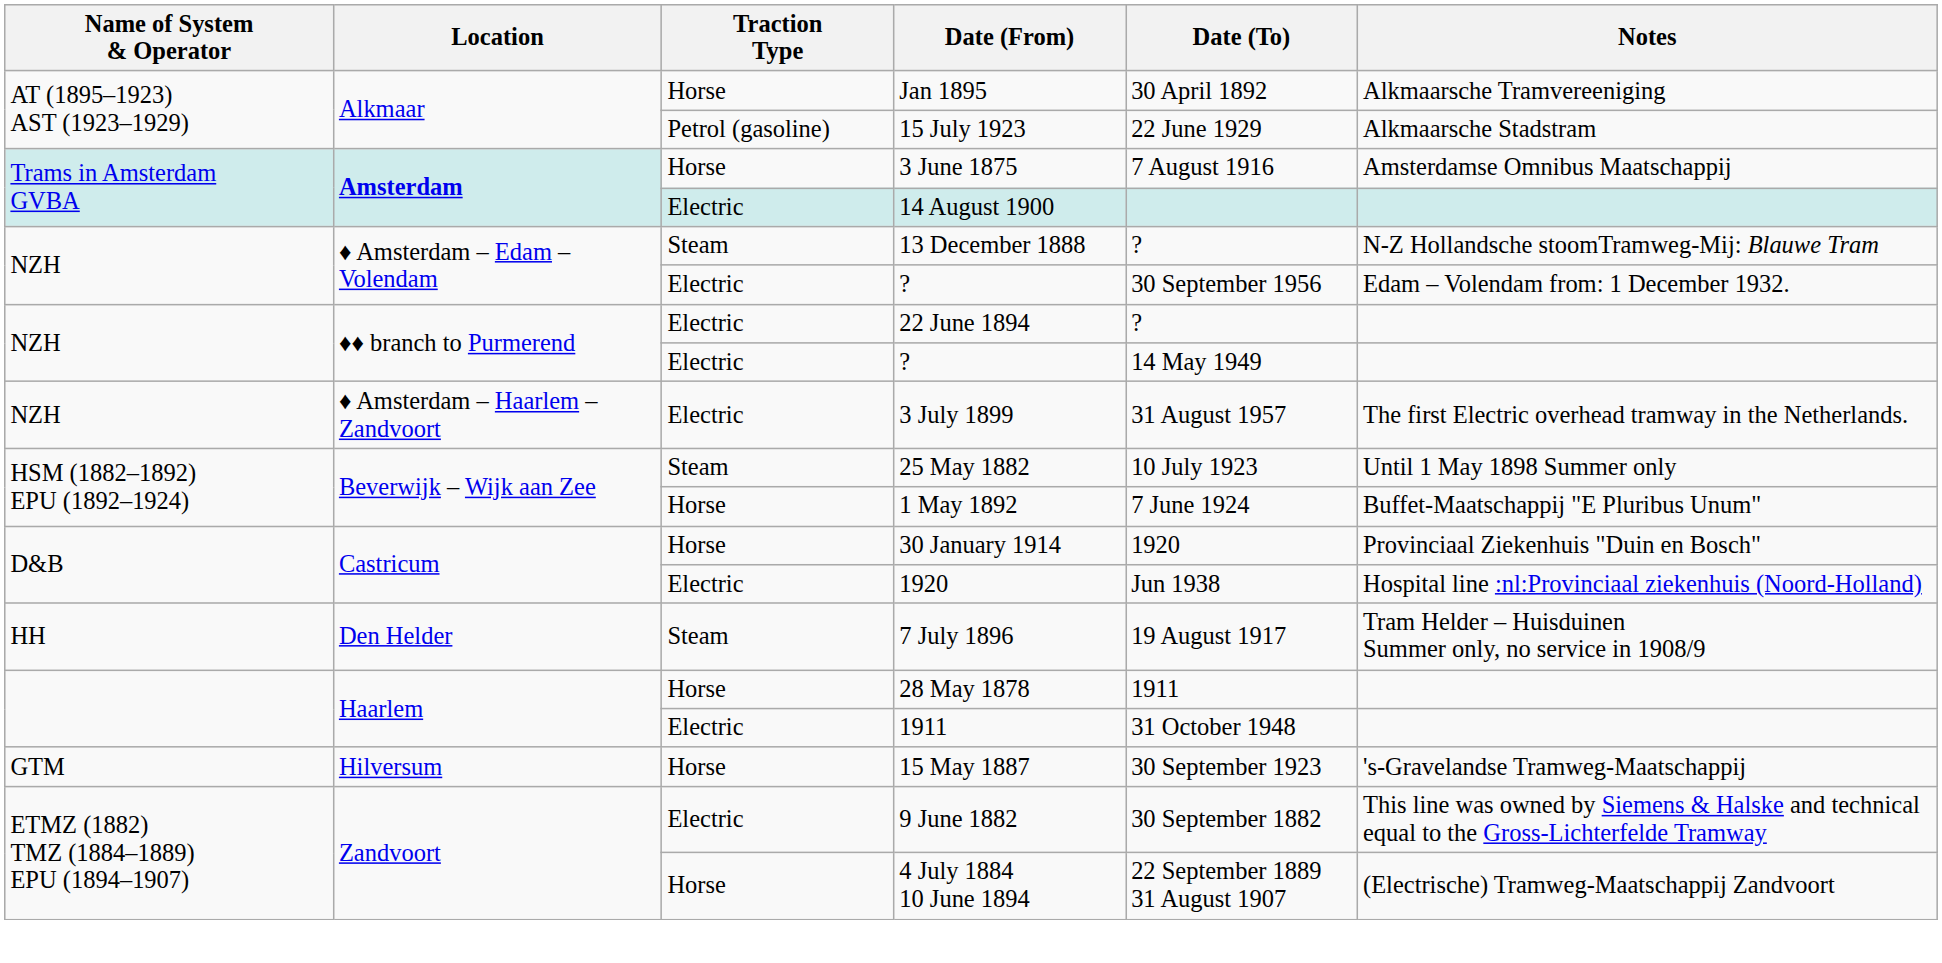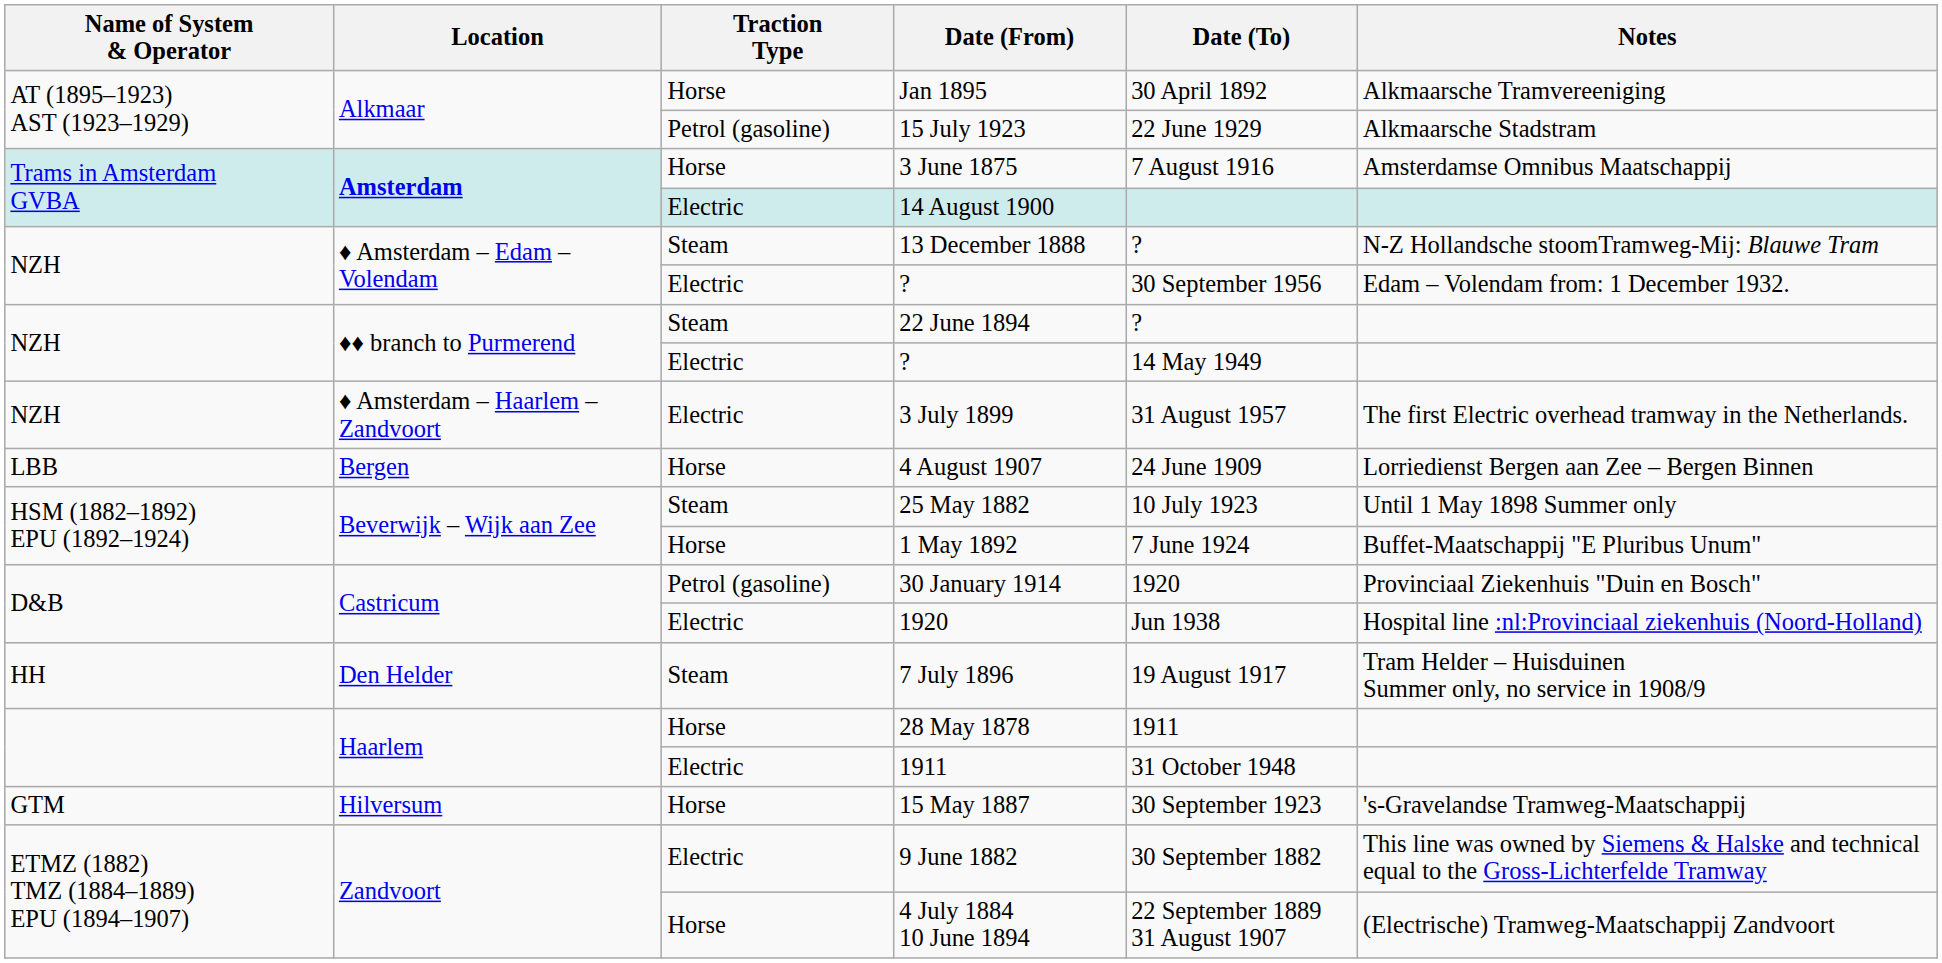(705, 323) Electric -> (698, 323) Steam
+ row: (374, 467)
(697, 544) Horse -> (749, 583) Petrol (gasoline)
